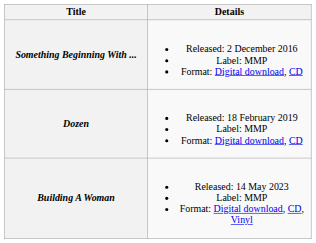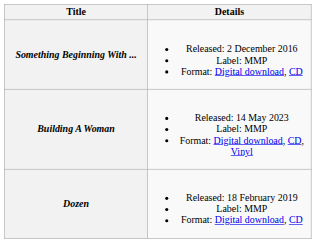rows swapped: (76, 123) <-> (76, 198)
